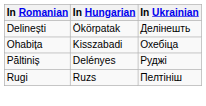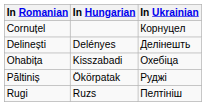+ row: (26, 28)
(96, 28) Ökörpatak -> (94, 45) Delényes
(94, 61) Delényes -> (96, 77) Ökörpatak
